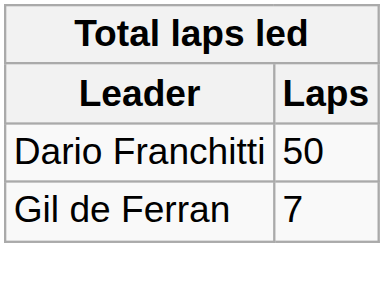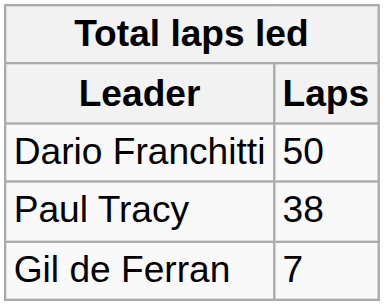+ row: (101, 210)
